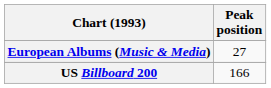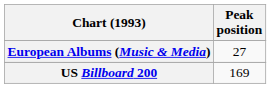(239, 72) 166 -> (239, 72) 169
